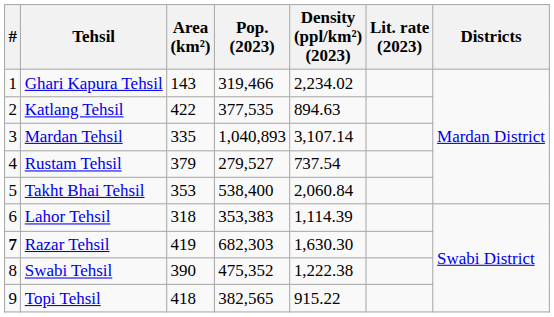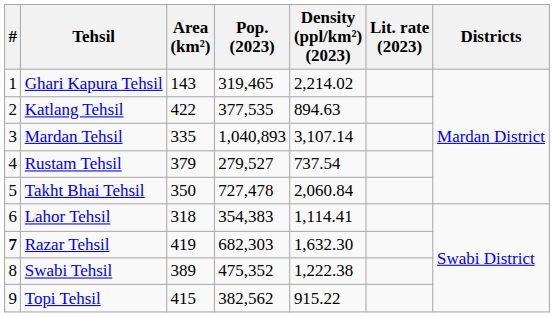(246, 83) 319,466 -> (246, 83) 319,465
(324, 83) 2,234.02 -> (324, 83) 2,214.02
(183, 190) 353 -> (183, 190) 350
(246, 190) 538,400 -> (246, 190) 727,478
(246, 217) 353,383 -> (246, 217) 354,383
(323, 217) 1,114.39 -> (323, 217) 1,114.41
(324, 244) 1,630.30 -> (324, 244) 1,632.30
(183, 271) 390 -> (183, 271) 389
(183, 298) 418 -> (183, 298) 415
(246, 298) 382,565 -> (246, 298) 382,562
